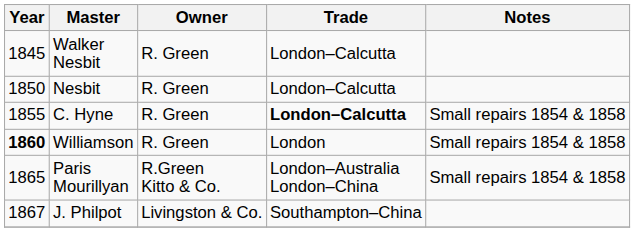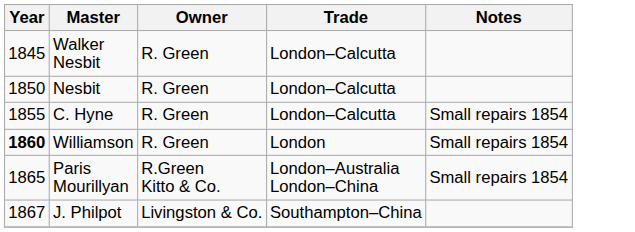(338, 115) bold -> (333, 115) normal
(527, 115) Small repairs 1854 & 1858 -> (499, 115) Small repairs 1854
(527, 141) Small repairs 1854 & 1858 -> (499, 141) Small repairs 1854
(527, 177) Small repairs 1854 & 1858 -> (499, 177) Small repairs 1854
